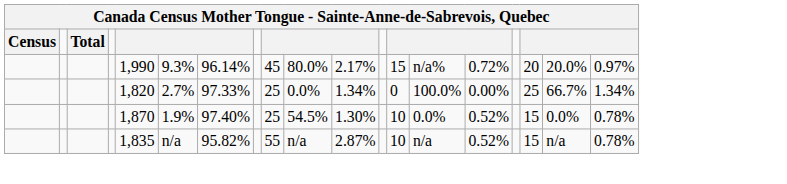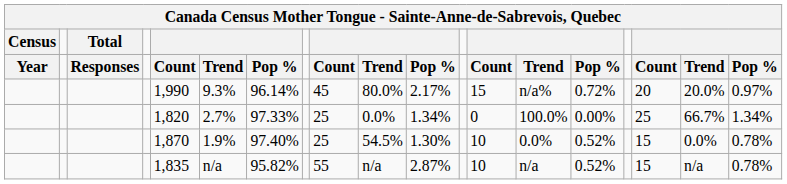+ row: (32, 66)
